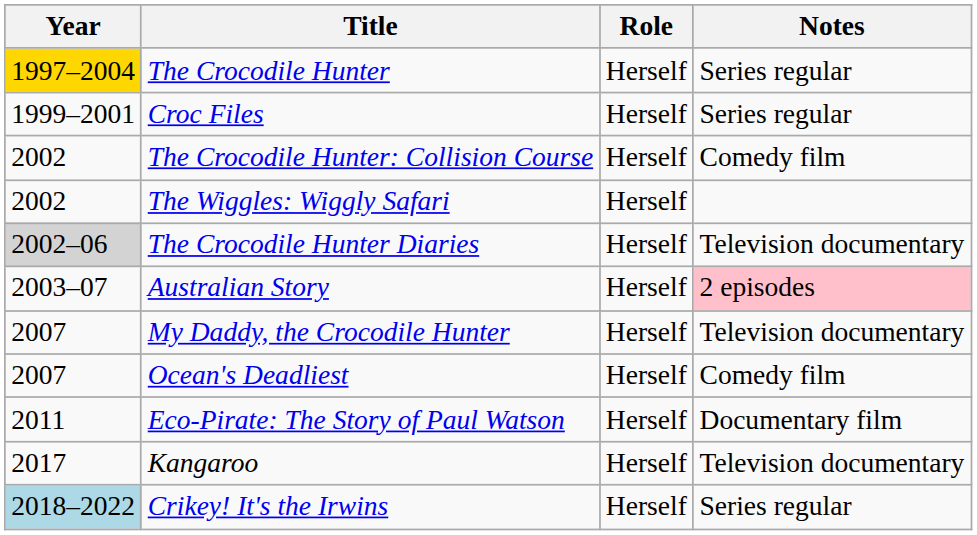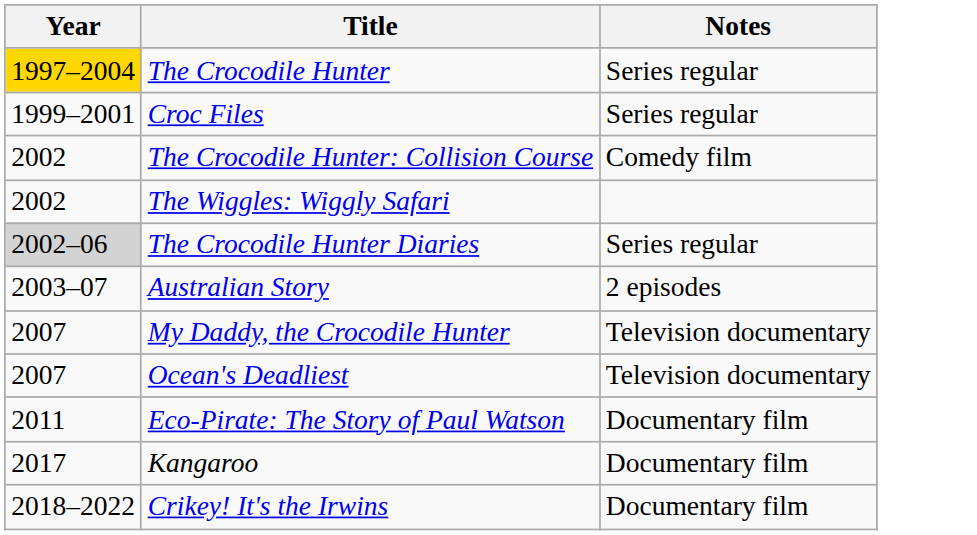- column: (646, 26)
(832, 244) Television documentary -> (682, 244) Series regular
(757, 288) pink background -> (664, 288) no background
(773, 375) Comedy film -> (738, 375) Television documentary
(832, 462) Television documentary -> (707, 462) Documentary film
(73, 506) lightblue background -> (73, 506) no background
(776, 506) Series regular -> (707, 506) Documentary film
